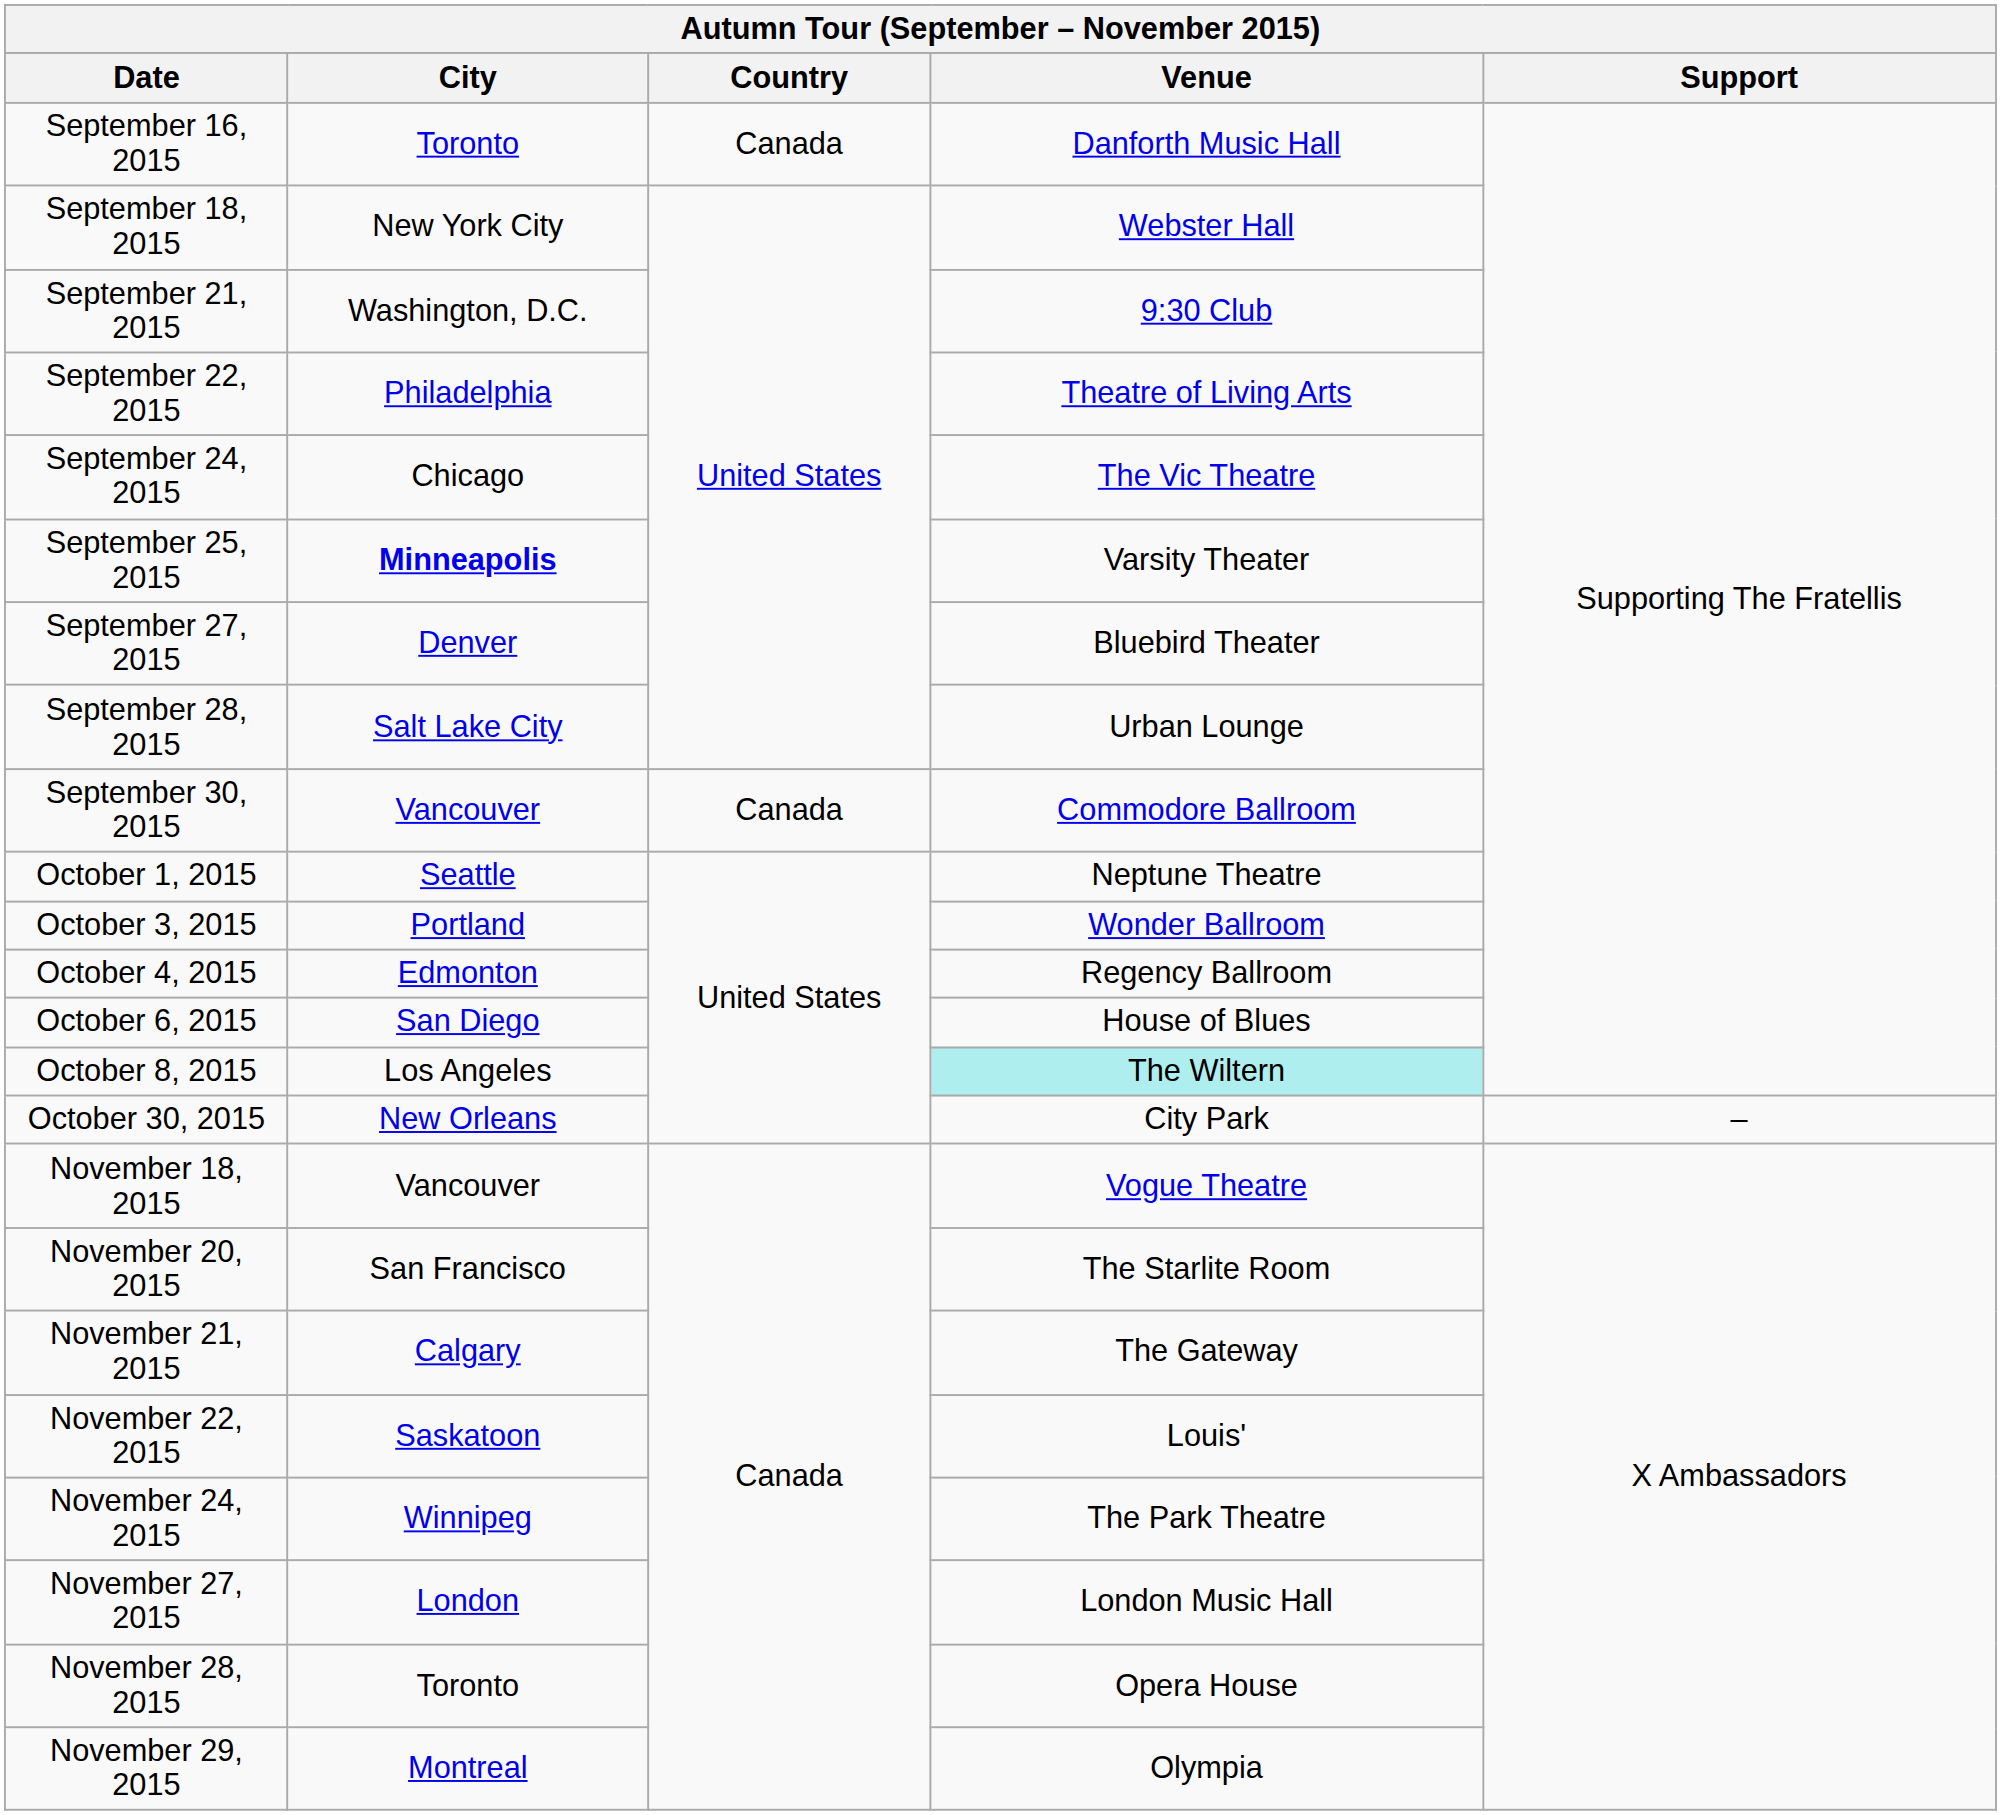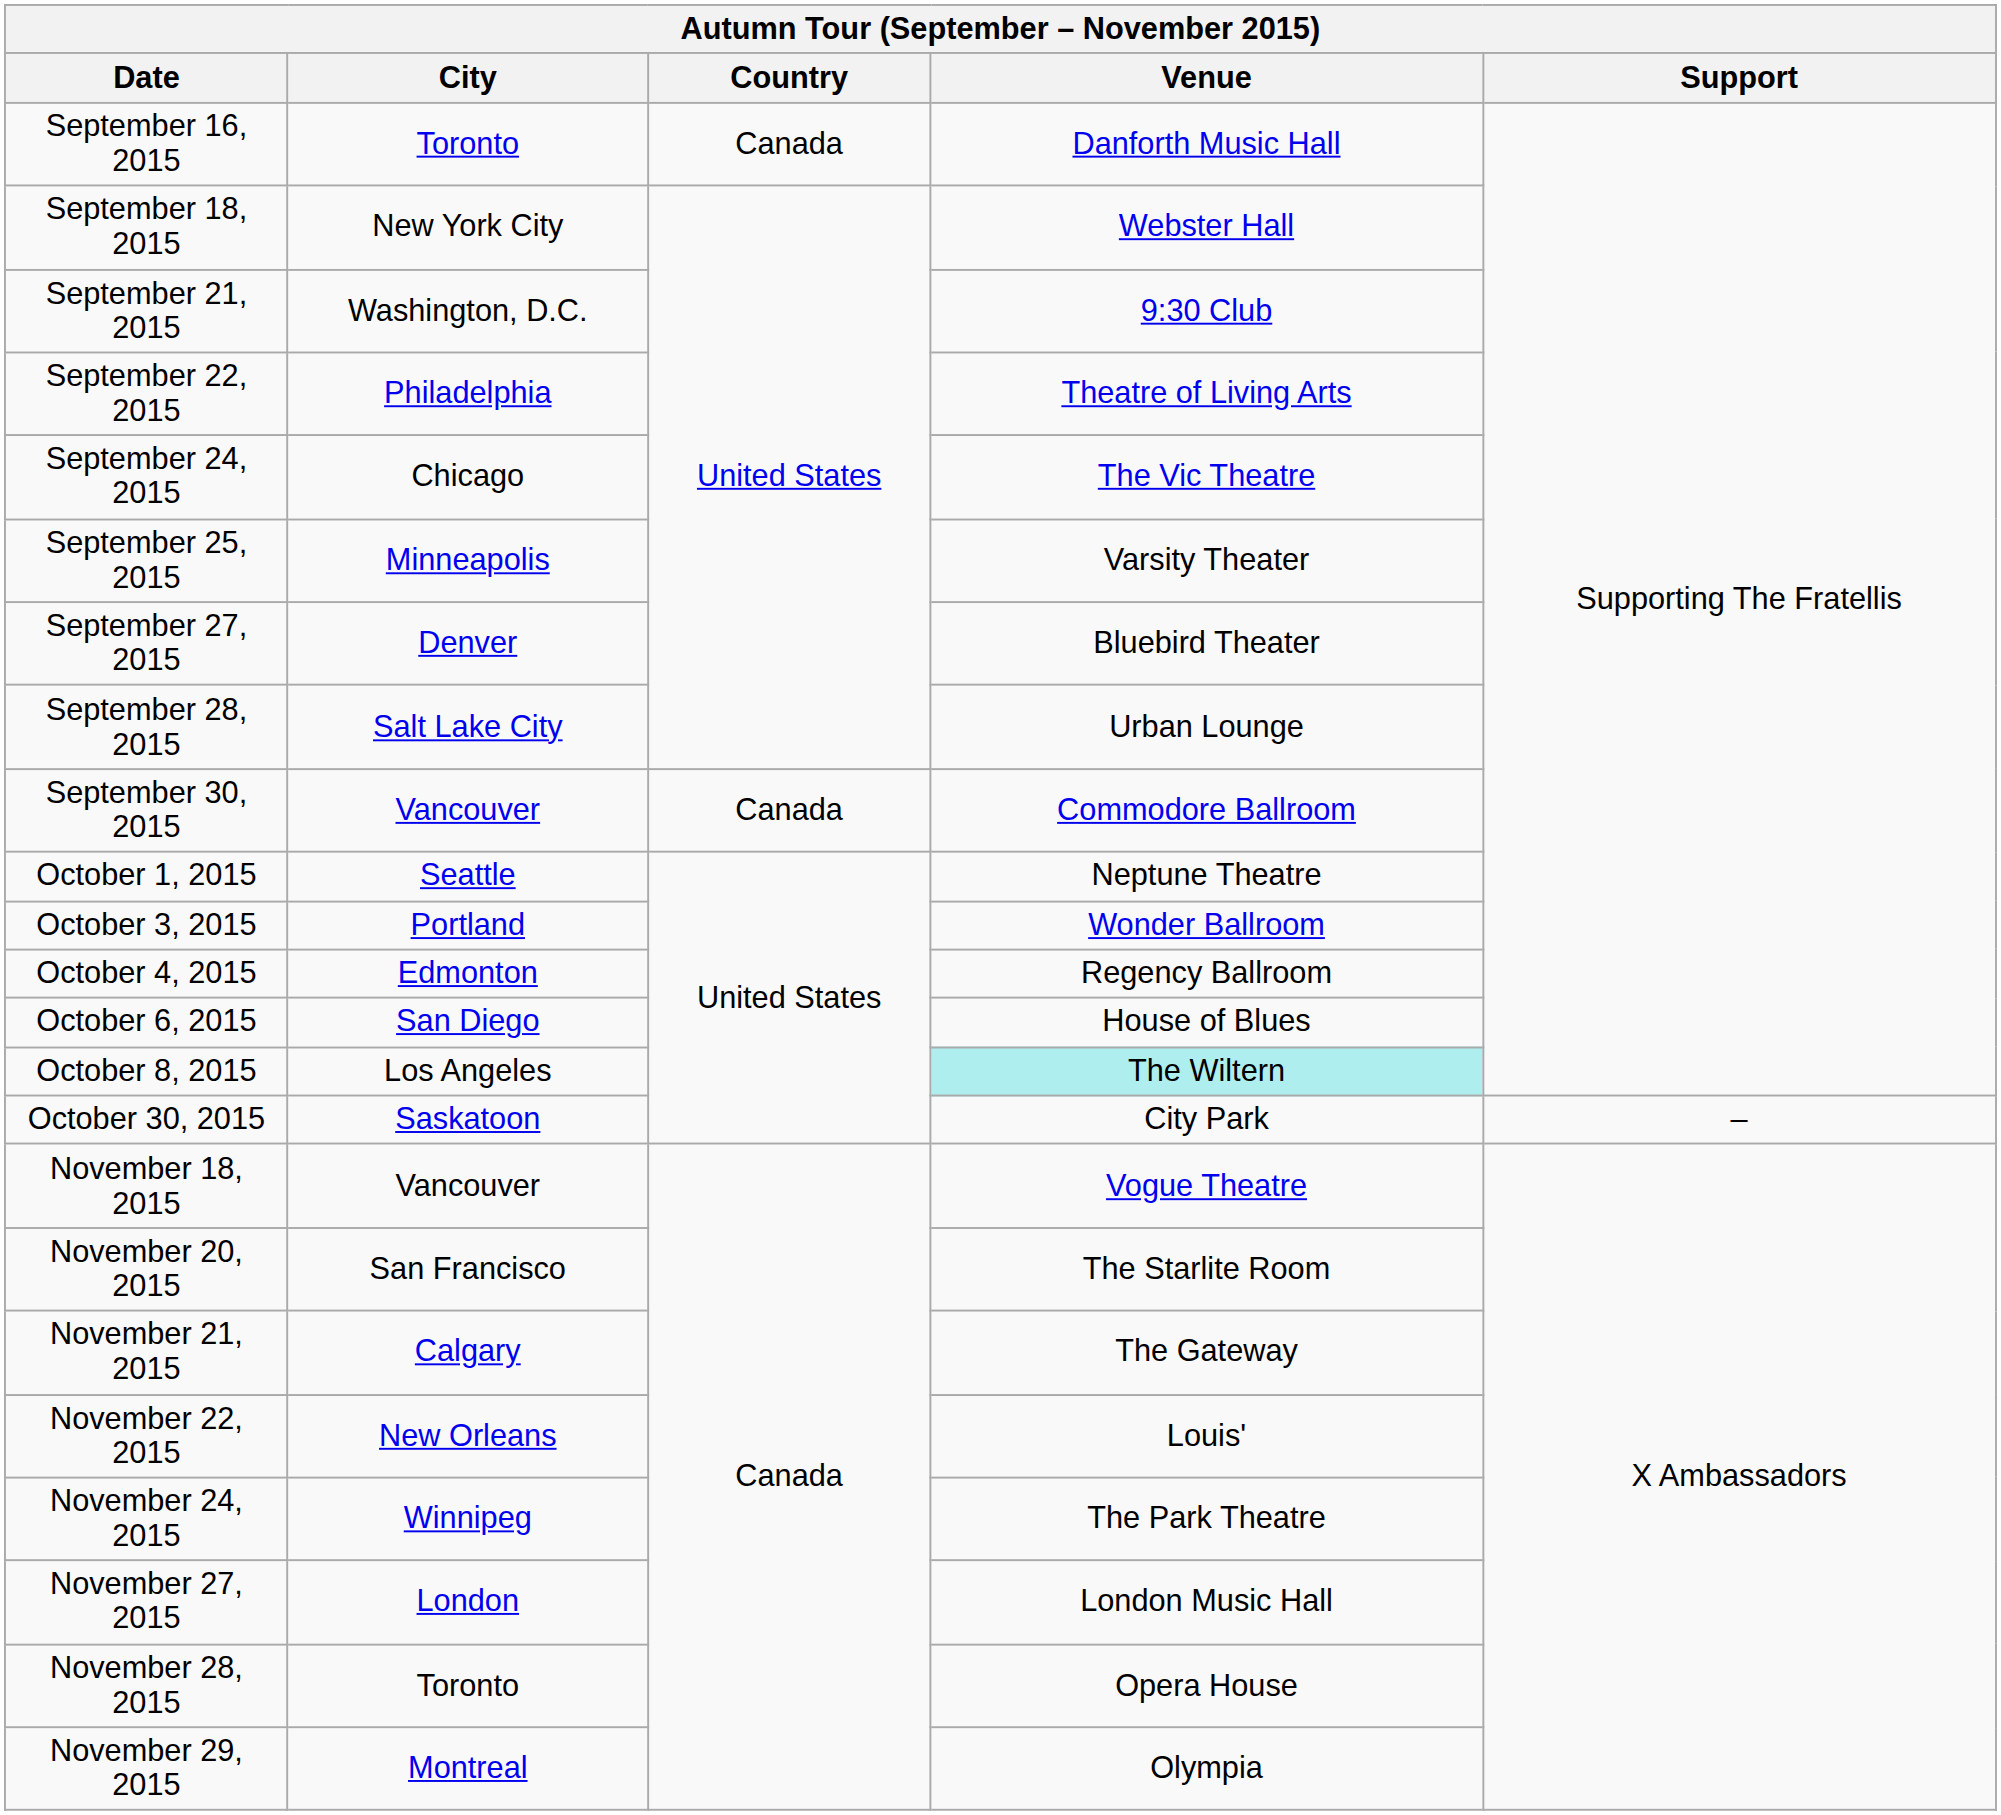(468, 559) bold -> (468, 559) normal
(468, 1119) New Orleans -> (468, 1119) Saskatoon
(468, 1435) Saskatoon -> (468, 1435) New Orleans
